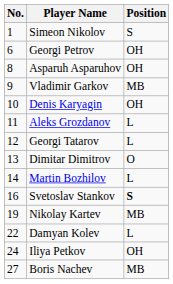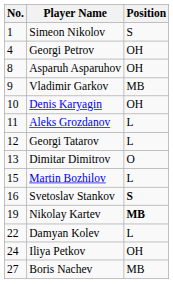(10, 50) 6 -> (10, 50) 4
(13, 178) 14 -> (13, 178) 15
(135, 214) normal -> (136, 214) bold
